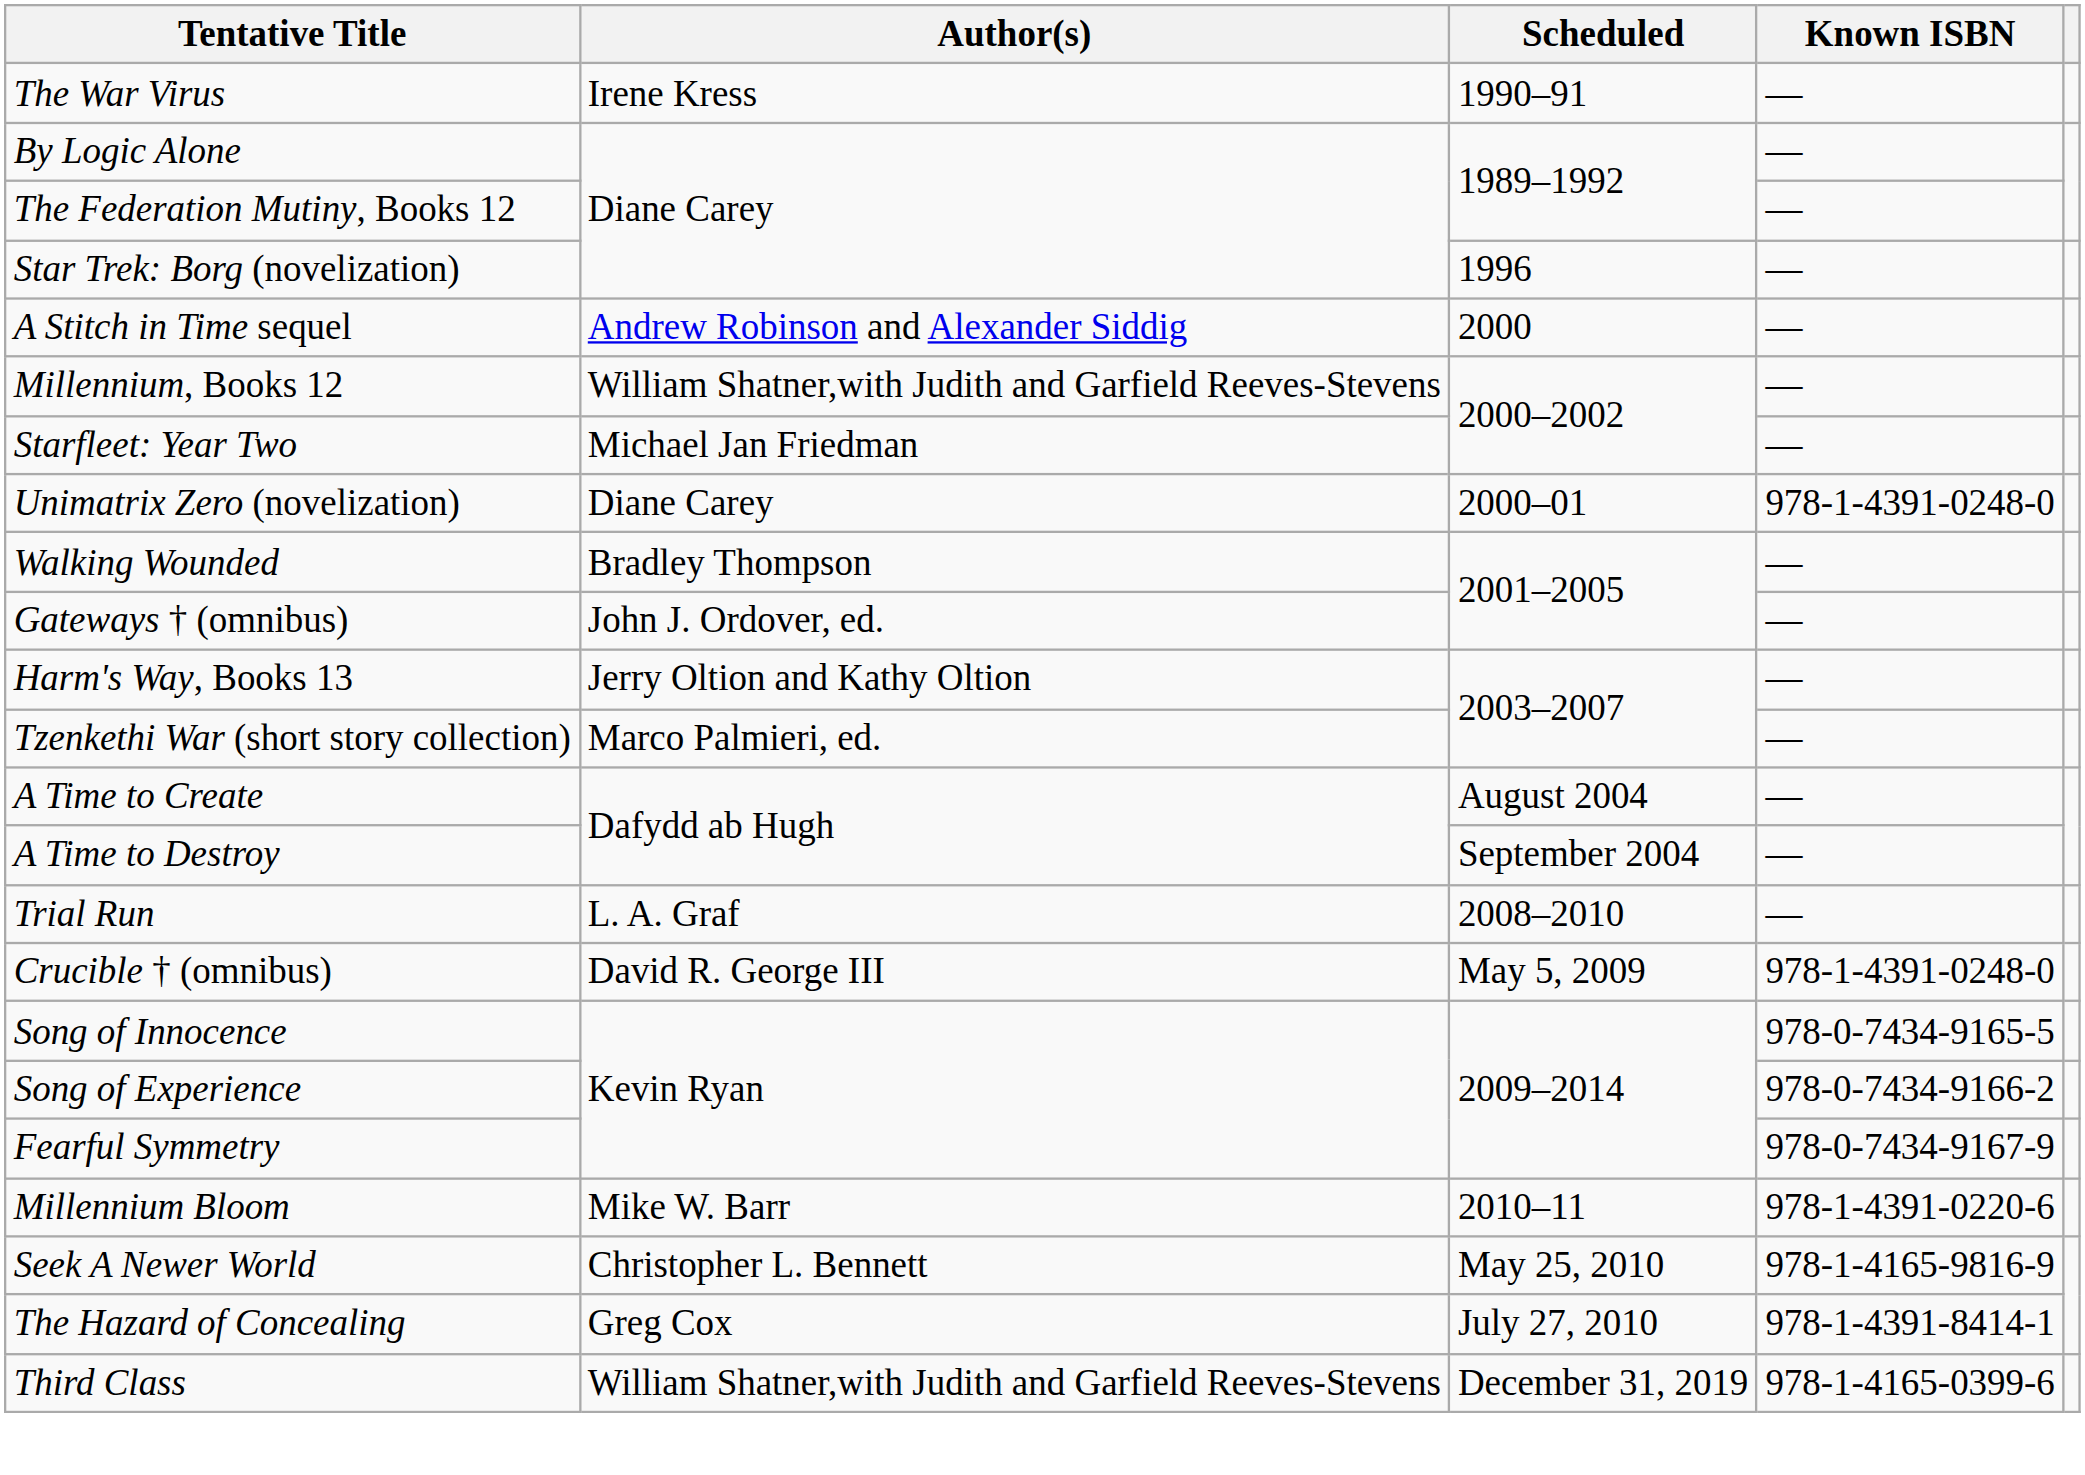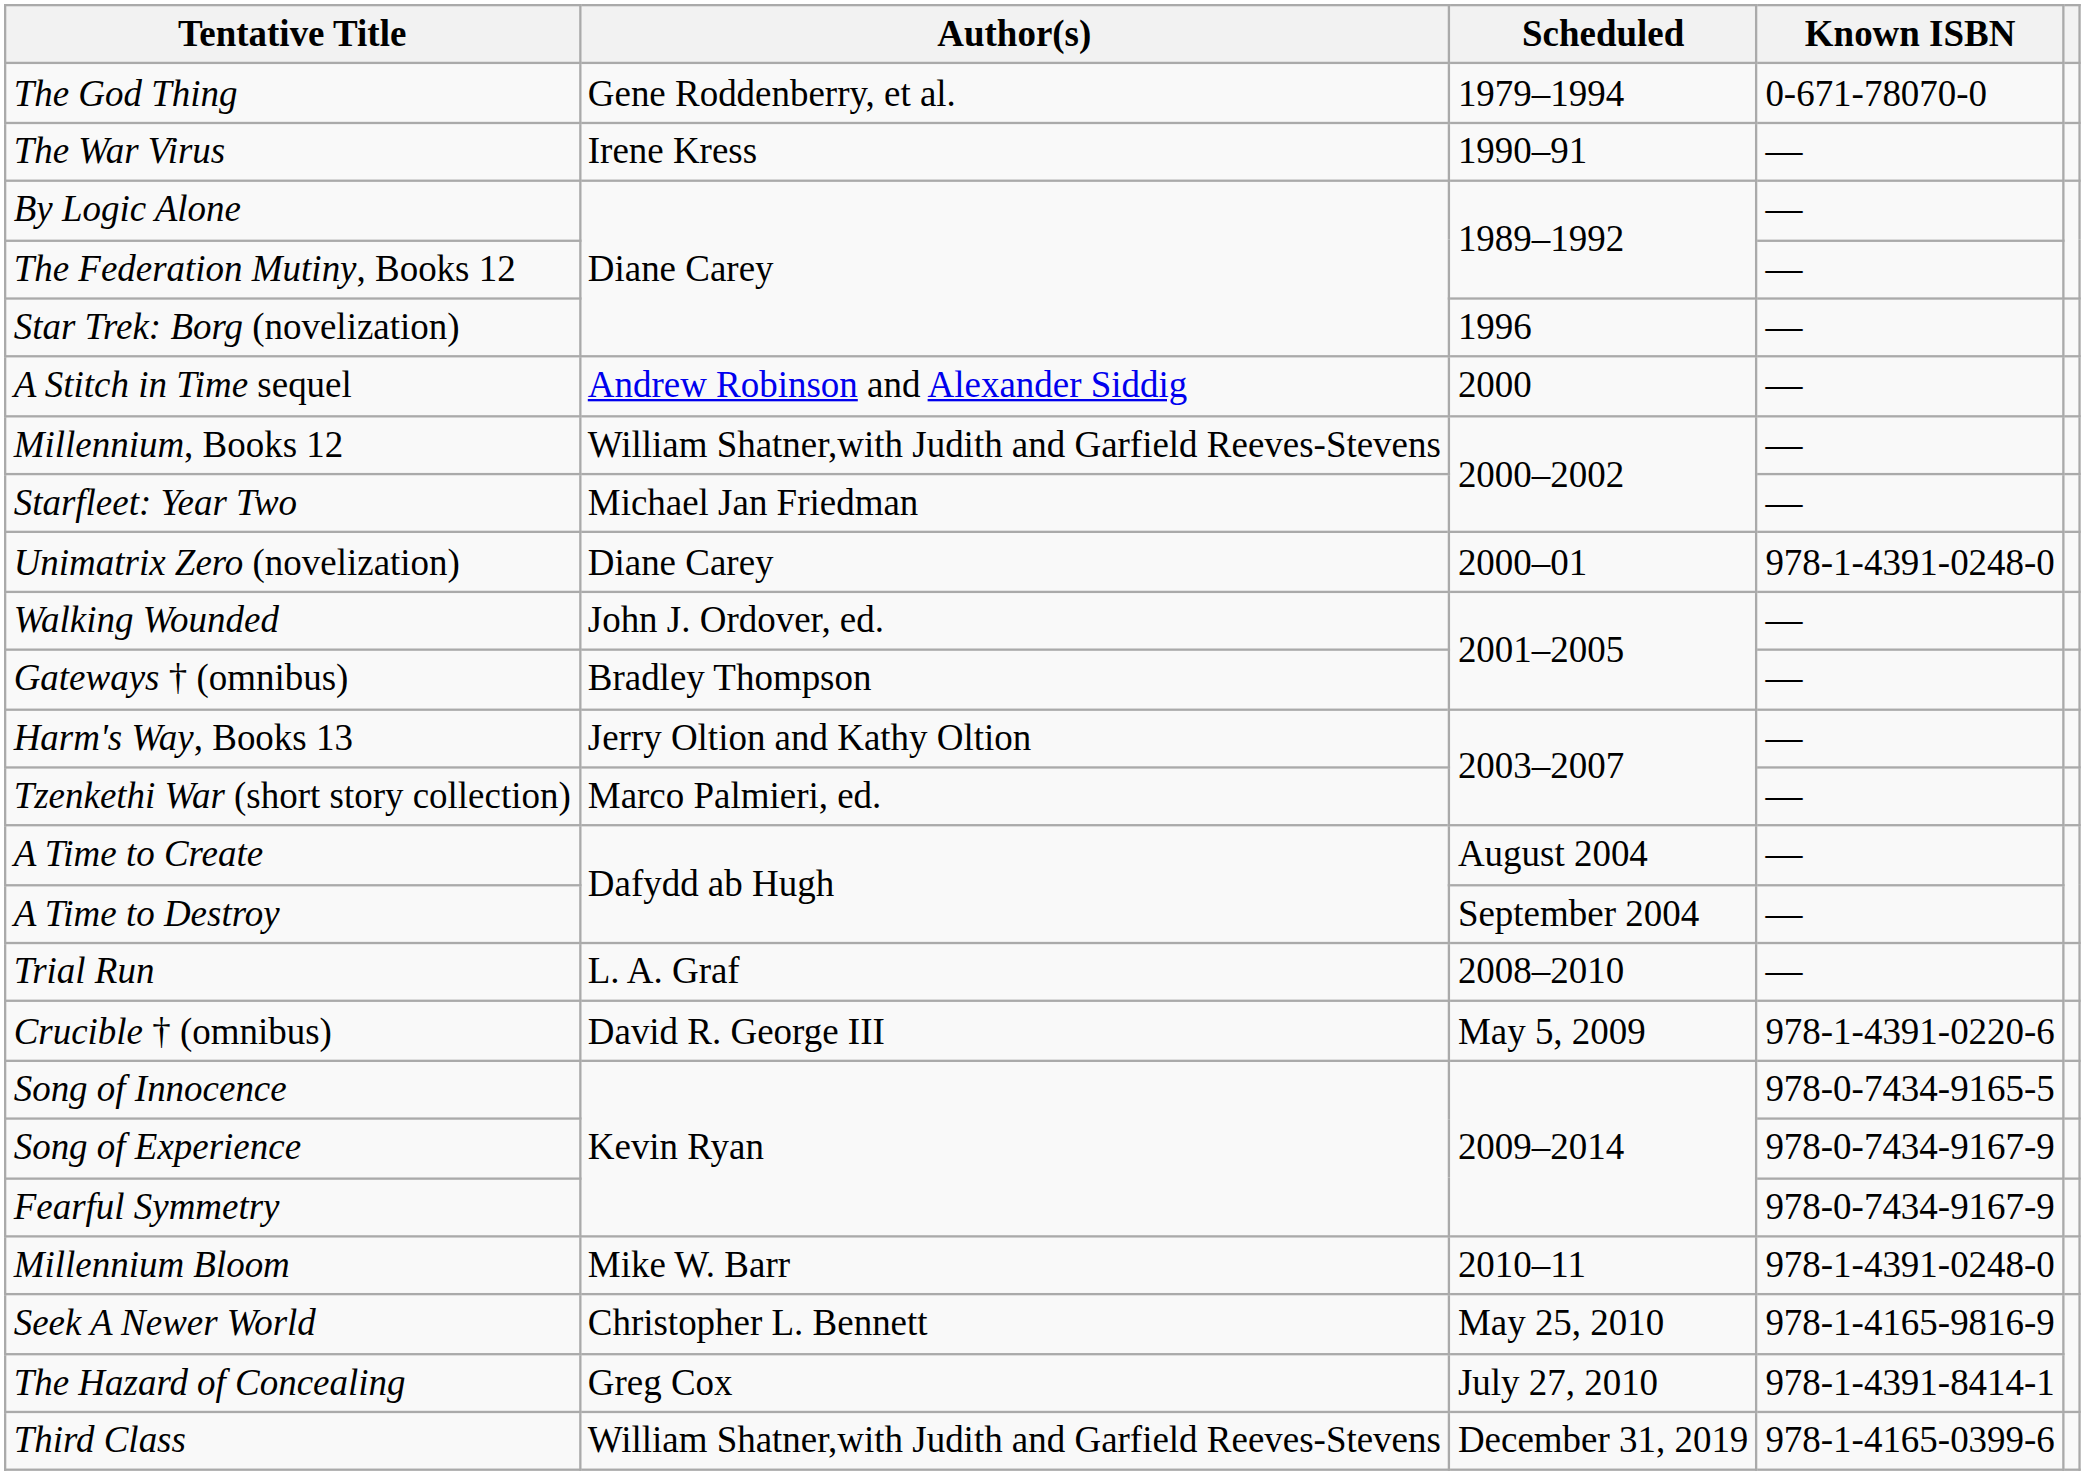+ row: (126, 92)
(730, 561) Bradley Thompson -> (736, 619) John J. Ordover, ed.
(736, 619) John J. Ordover, ed. -> (730, 678) Bradley Thompson
(1910, 971) 978-1-4391-0248-0 -> (1910, 1030) 978-1-4391-0220-6
(1910, 1088) 978-0-7434-9166-2 -> (1910, 1147) 978-0-7434-9167-9
(1910, 1206) 978-1-4391-0220-6 -> (1910, 1264) 978-1-4391-0248-0
